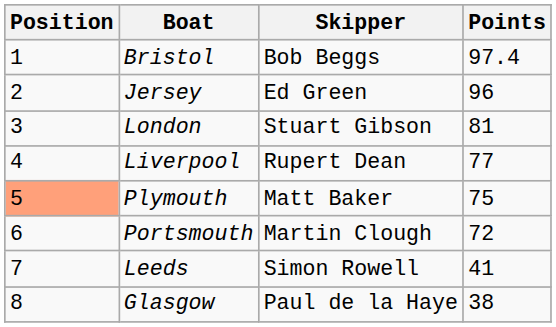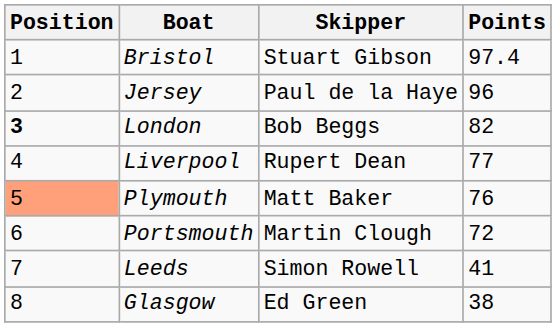(322, 58) Bob Beggs -> (348, 58) Stuart Gibson
(315, 93) Ed Green -> (361, 93) Paul de la Haye
(16, 128) normal -> (16, 128) bold
(348, 128) Stuart Gibson -> (322, 128) Bob Beggs
(481, 128) 81 -> (481, 128) 82
(481, 198) 75 -> (481, 198) 76
(361, 304) Paul de la Haye -> (315, 304) Ed Green
